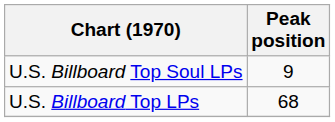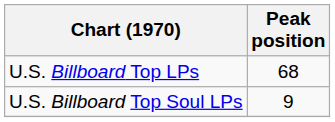rows swapped: (104, 101) <-> (126, 71)
